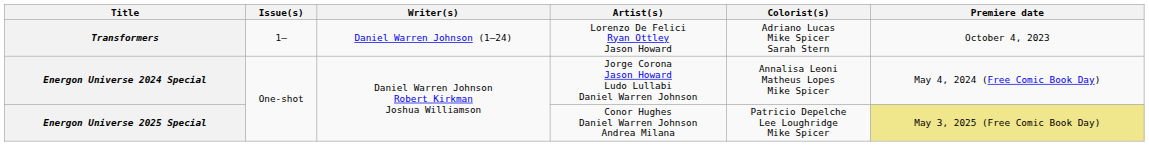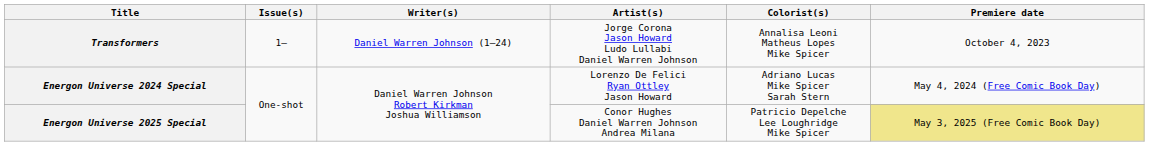(638, 38) Lorenzo De Felici Ryan Ottley Jason Howard -> (638, 43) Jorge Corona Jason Howard Ludo Lullabi Daniel Warren Johnson
(798, 38) Adriano Lucas Mike Spicer Sarah Stern -> (798, 43) Annalisa Leoni Matheus Lopes Mike Spicer
(638, 80) Jorge Corona Jason Howard Ludo Lullabi Daniel Warren Johnson -> (638, 86) Lorenzo De Felici Ryan Ottley Jason Howard
(798, 80) Annalisa Leoni Matheus Lopes Mike Spicer -> (798, 86) Adriano Lucas Mike Spicer Sarah Stern
